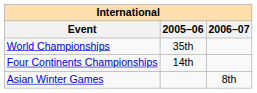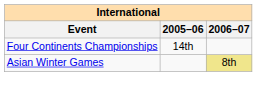- row: (58, 46)
(229, 79) no background -> (229, 63) khaki background
